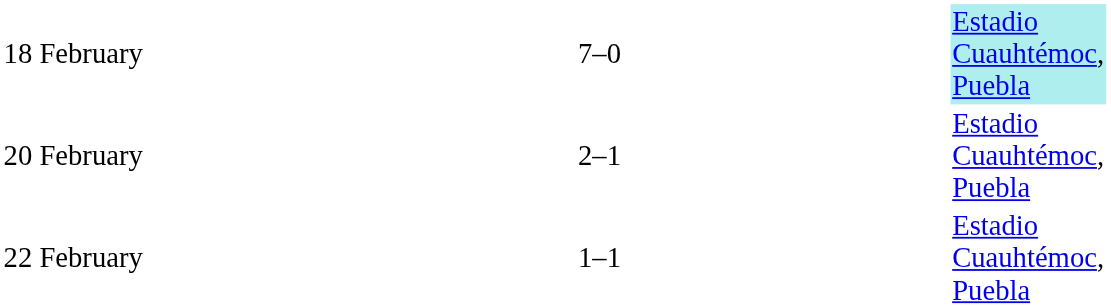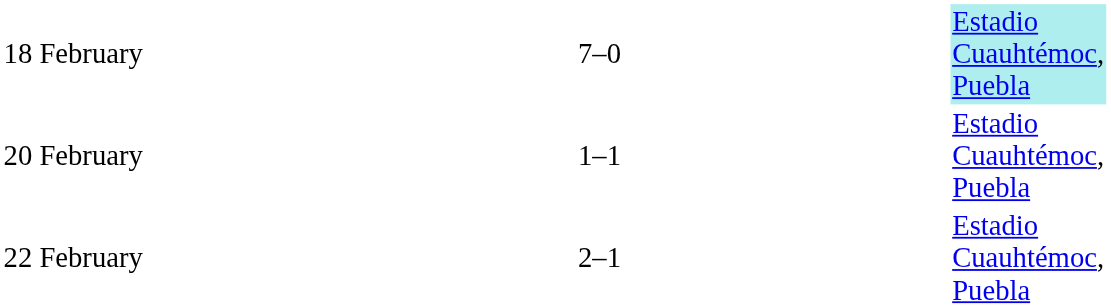(599, 155) 2–1 -> (599, 155) 1–1
(599, 257) 1–1 -> (599, 257) 2–1
